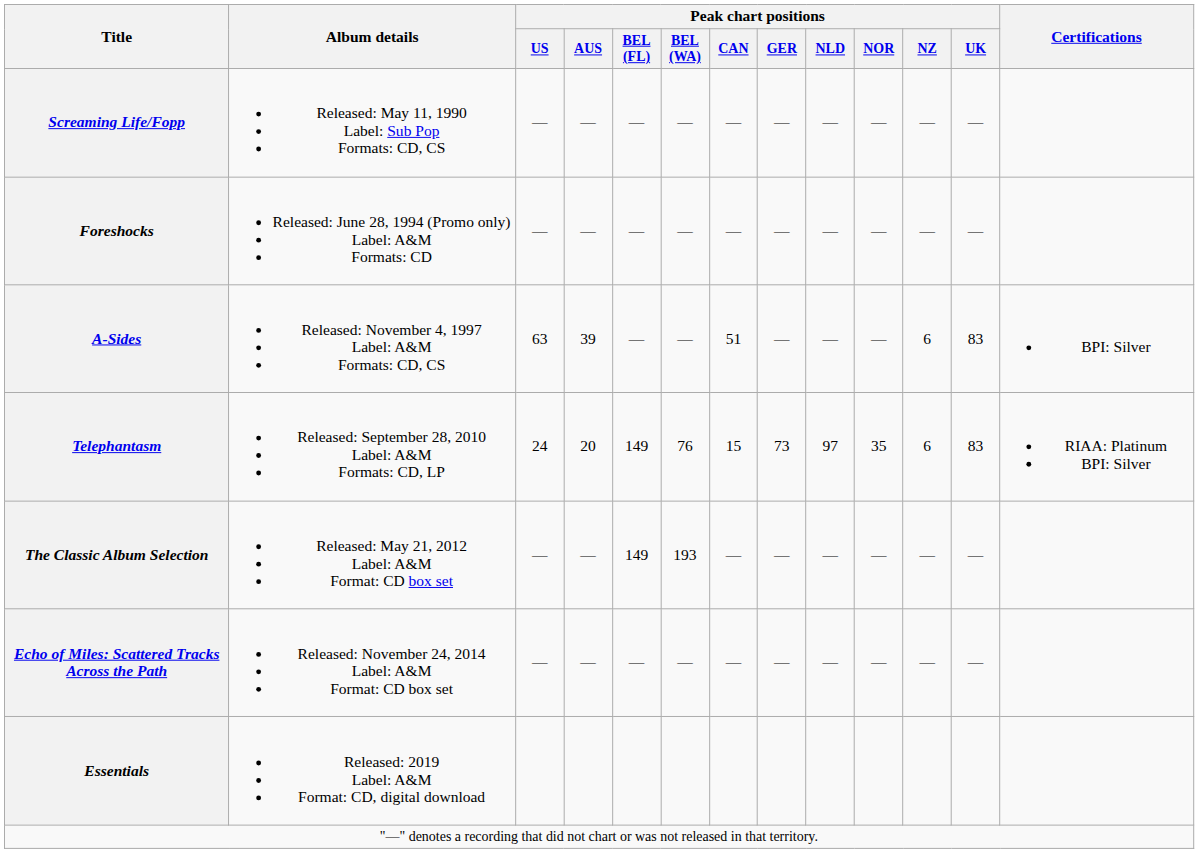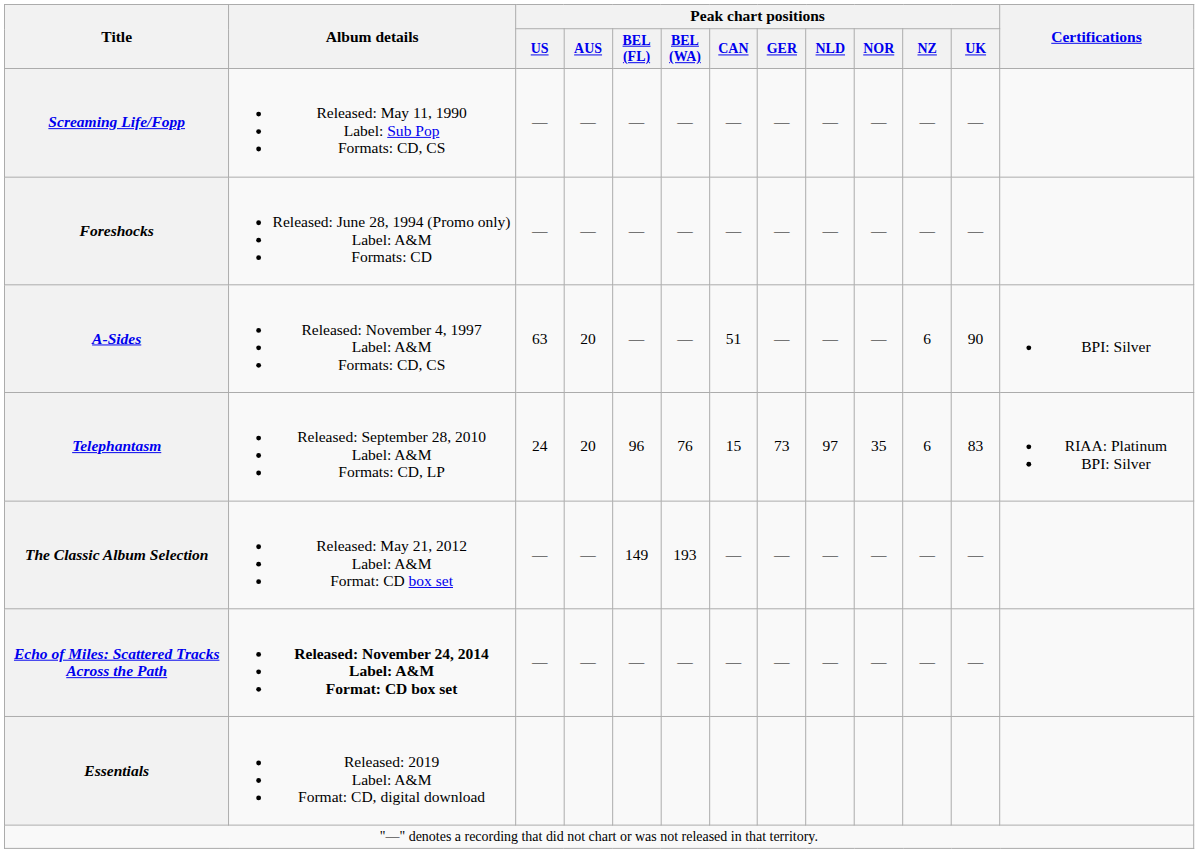(588, 338) 39 -> (588, 338) 20
(976, 338) 83 -> (976, 338) 90
(637, 446) 149 -> (637, 446) 96
(372, 672) normal -> (372, 672) bold
